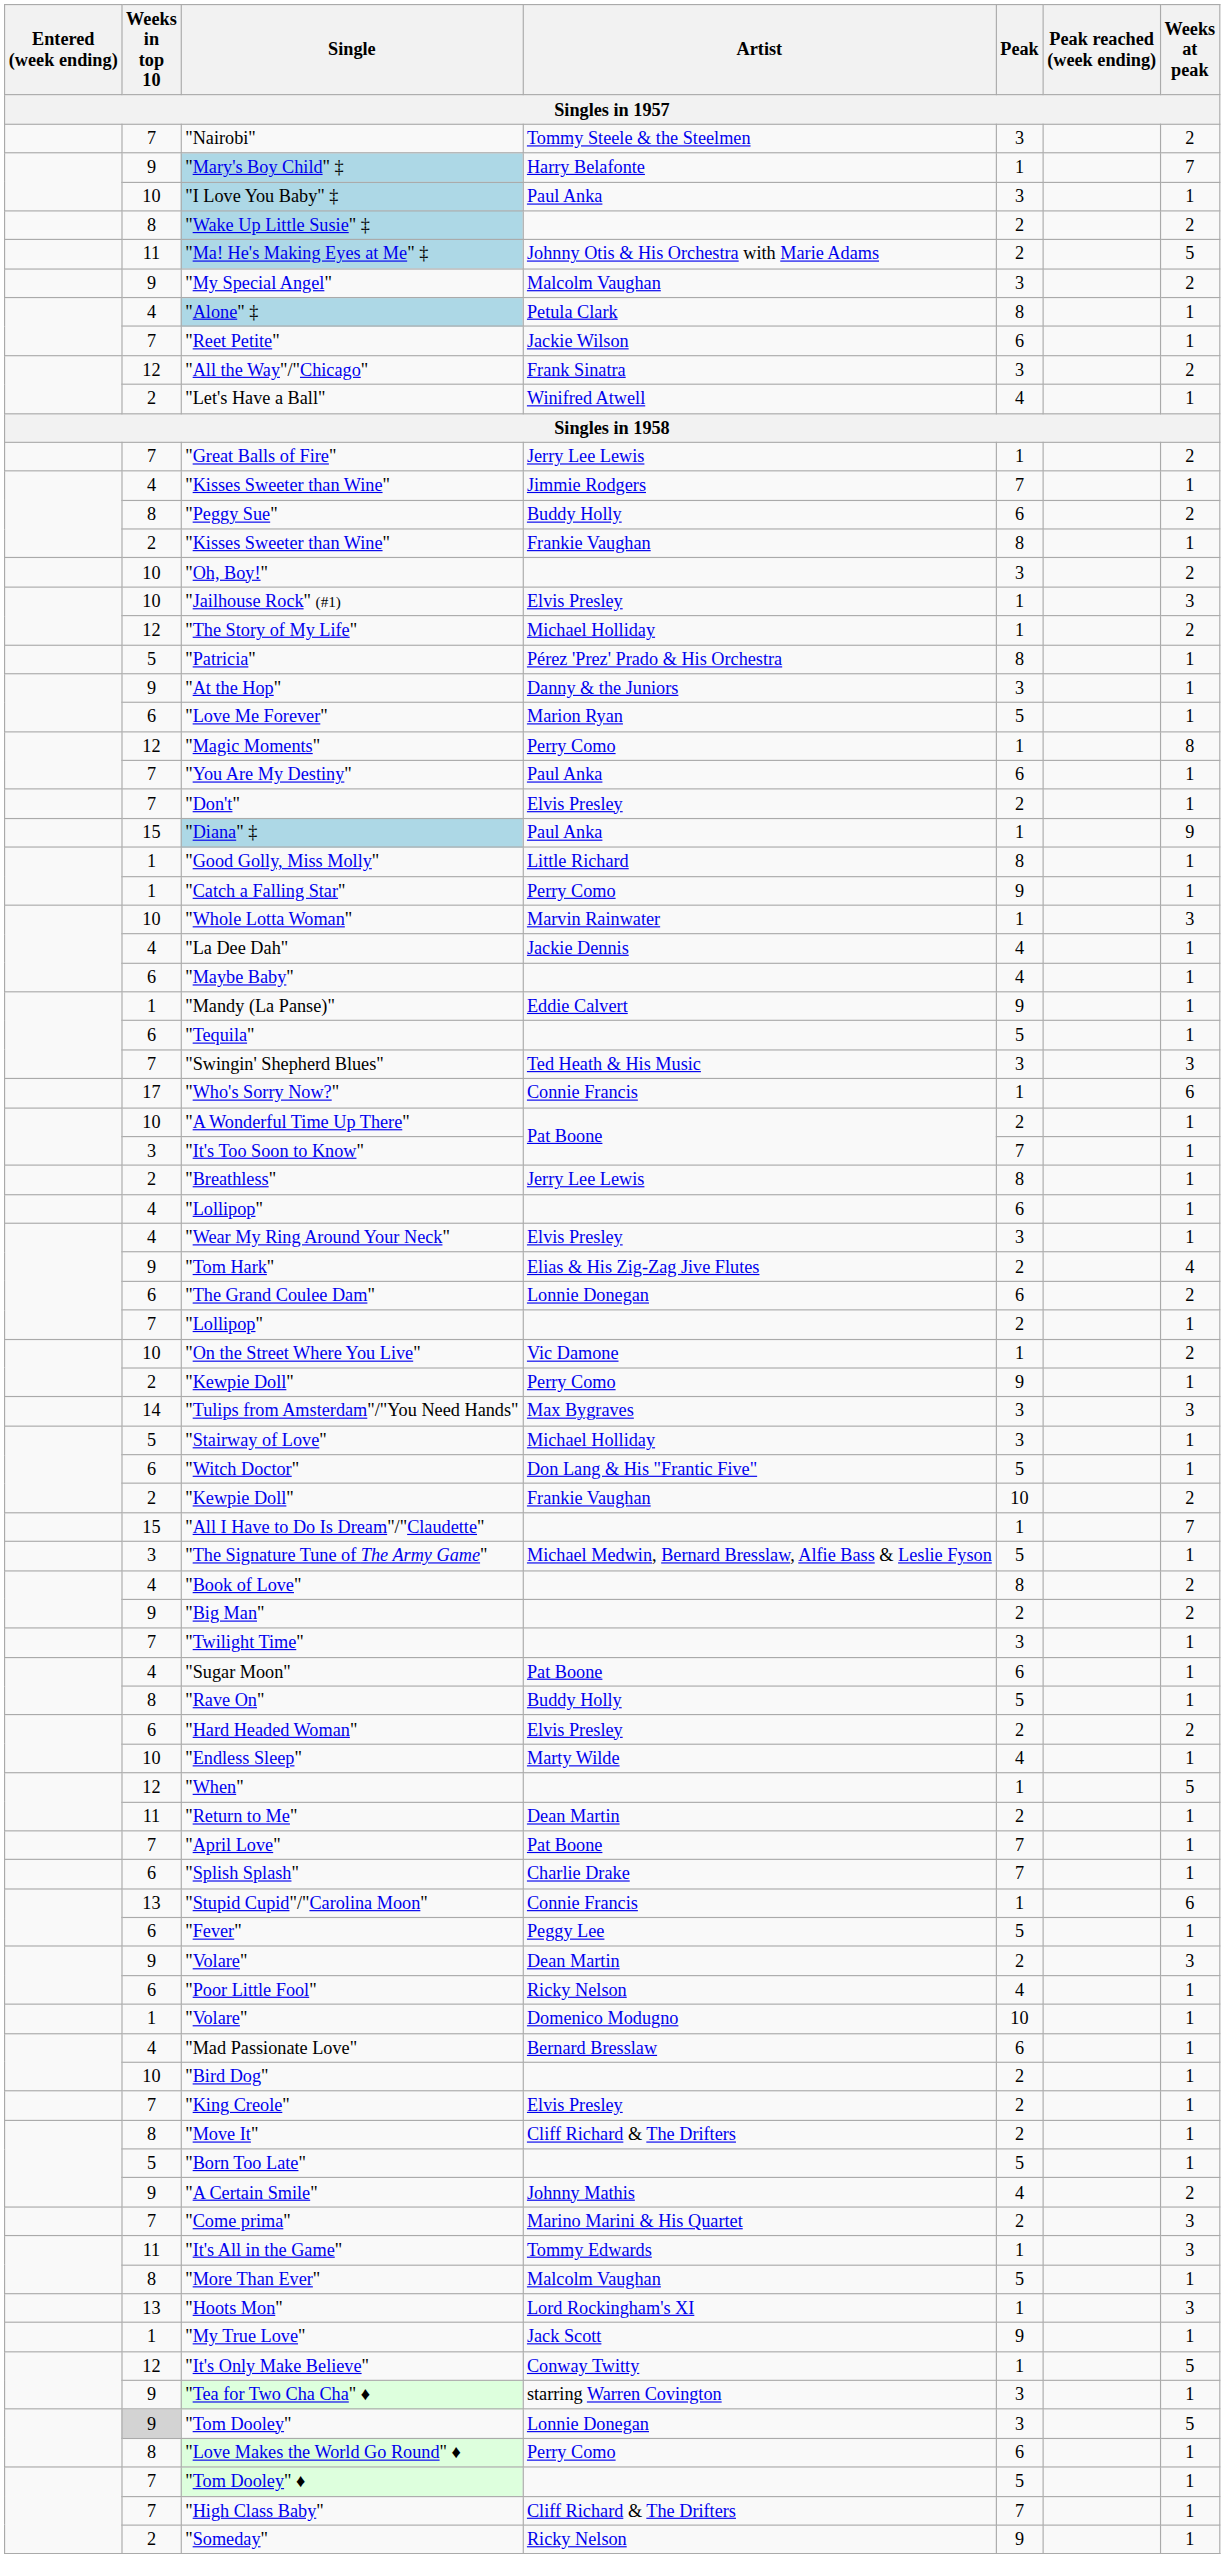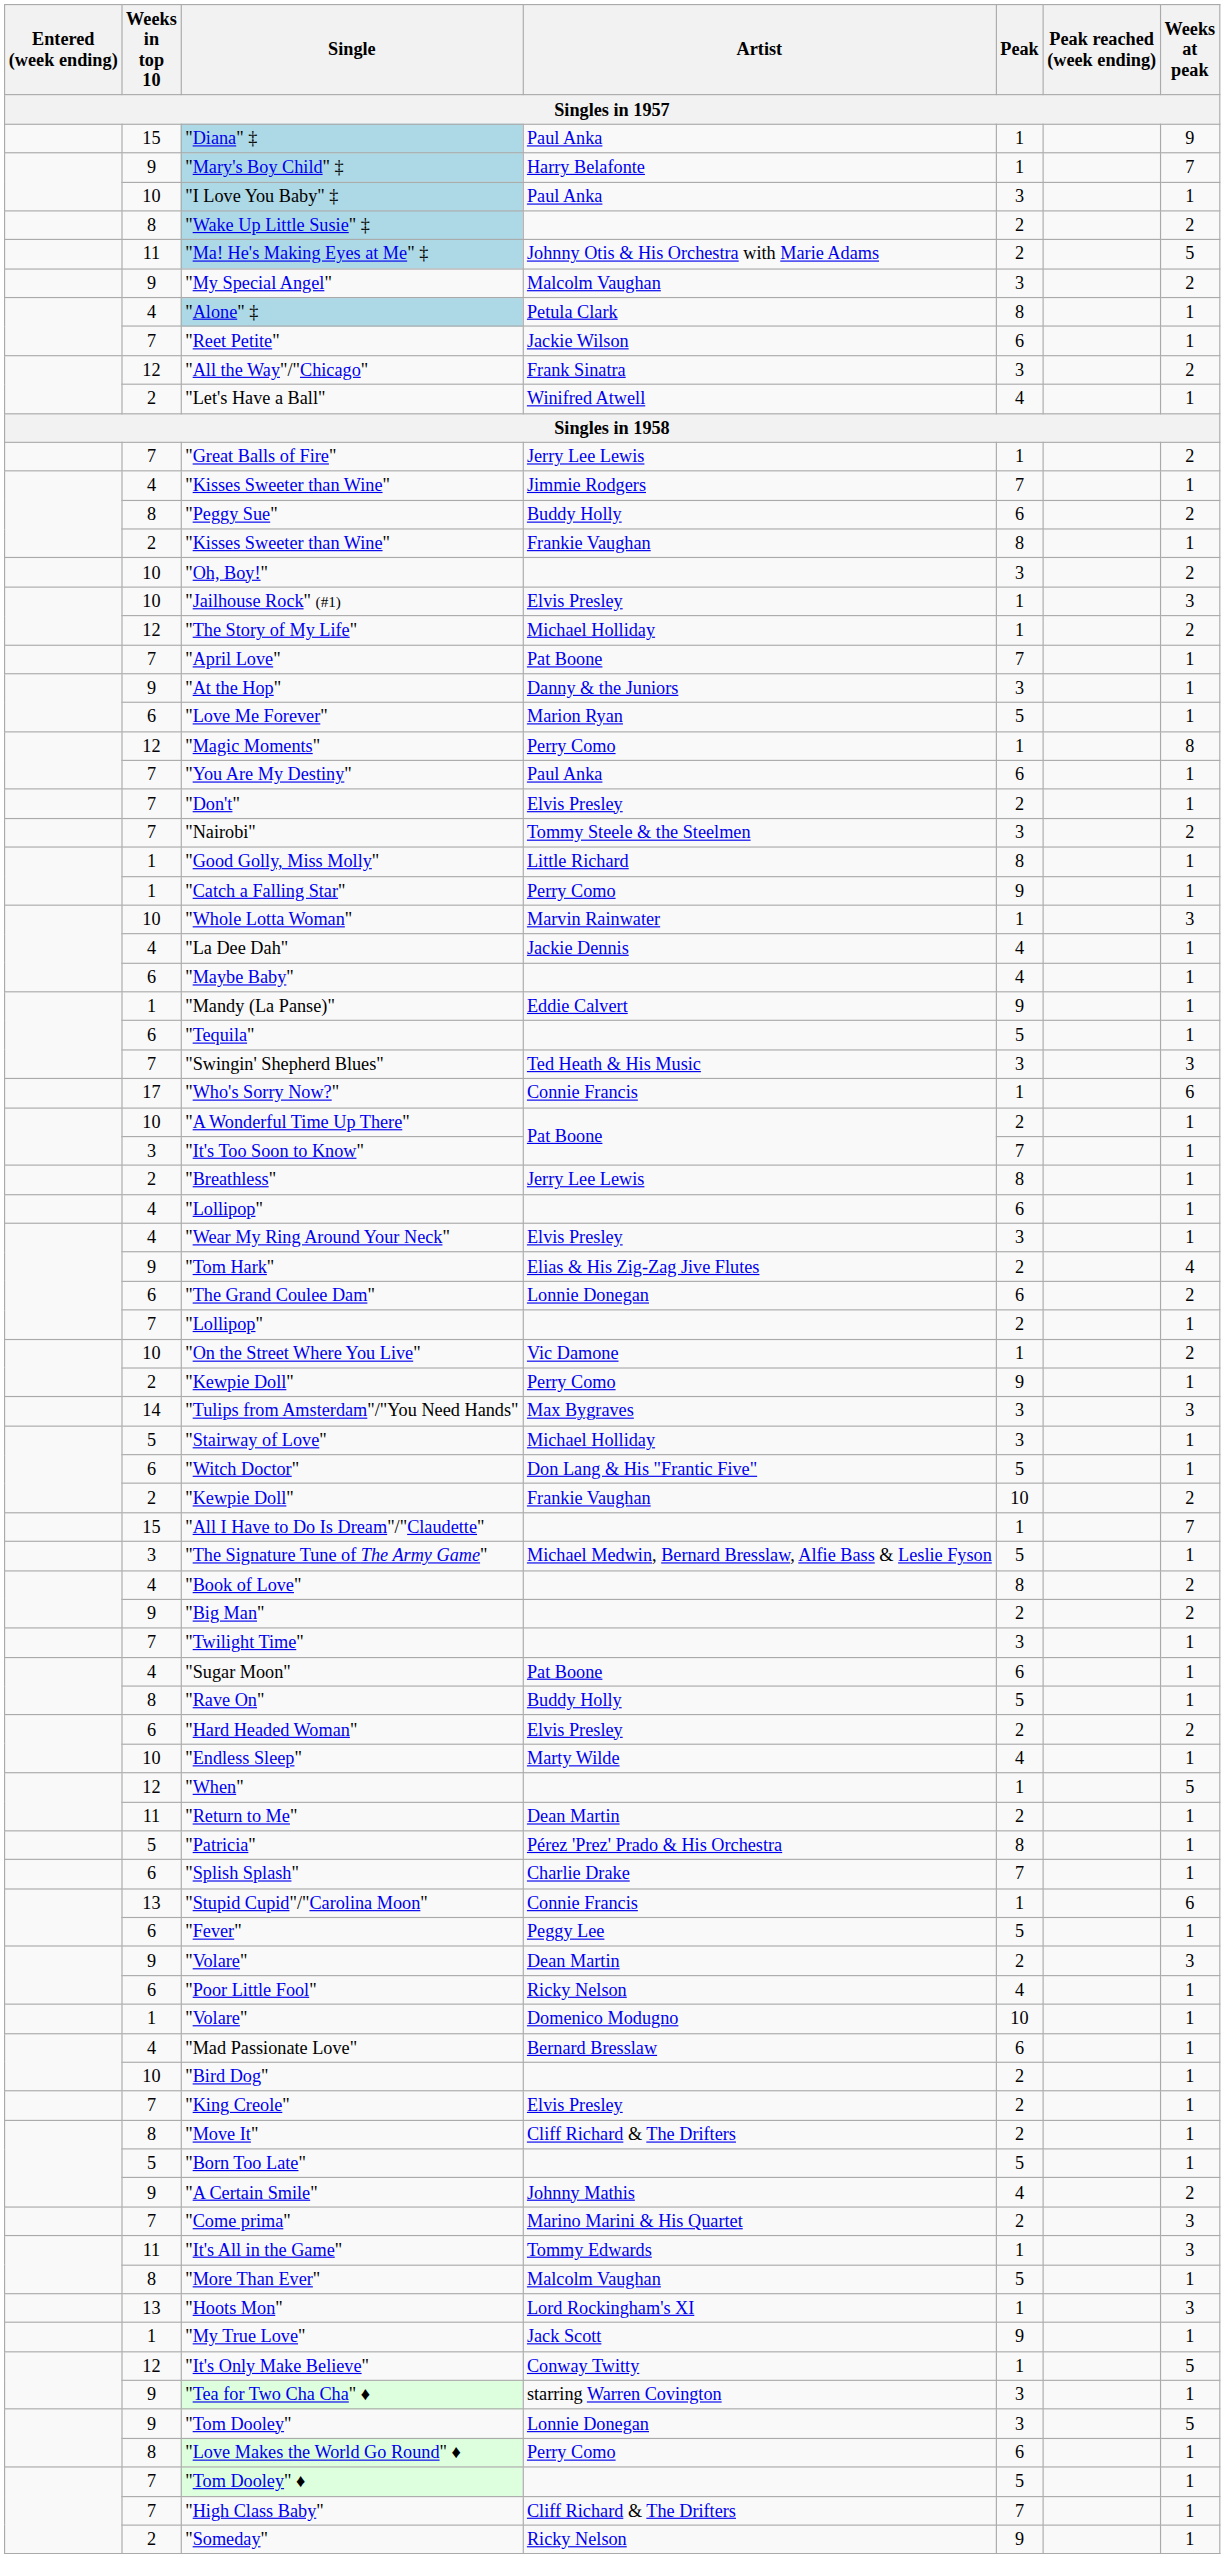rows swapped: (221, 832) <-> (221, 138)
rows swapped: (233, 1845) <-> (221, 659)
(151, 2423) lightgrey background -> (151, 2423) no background
